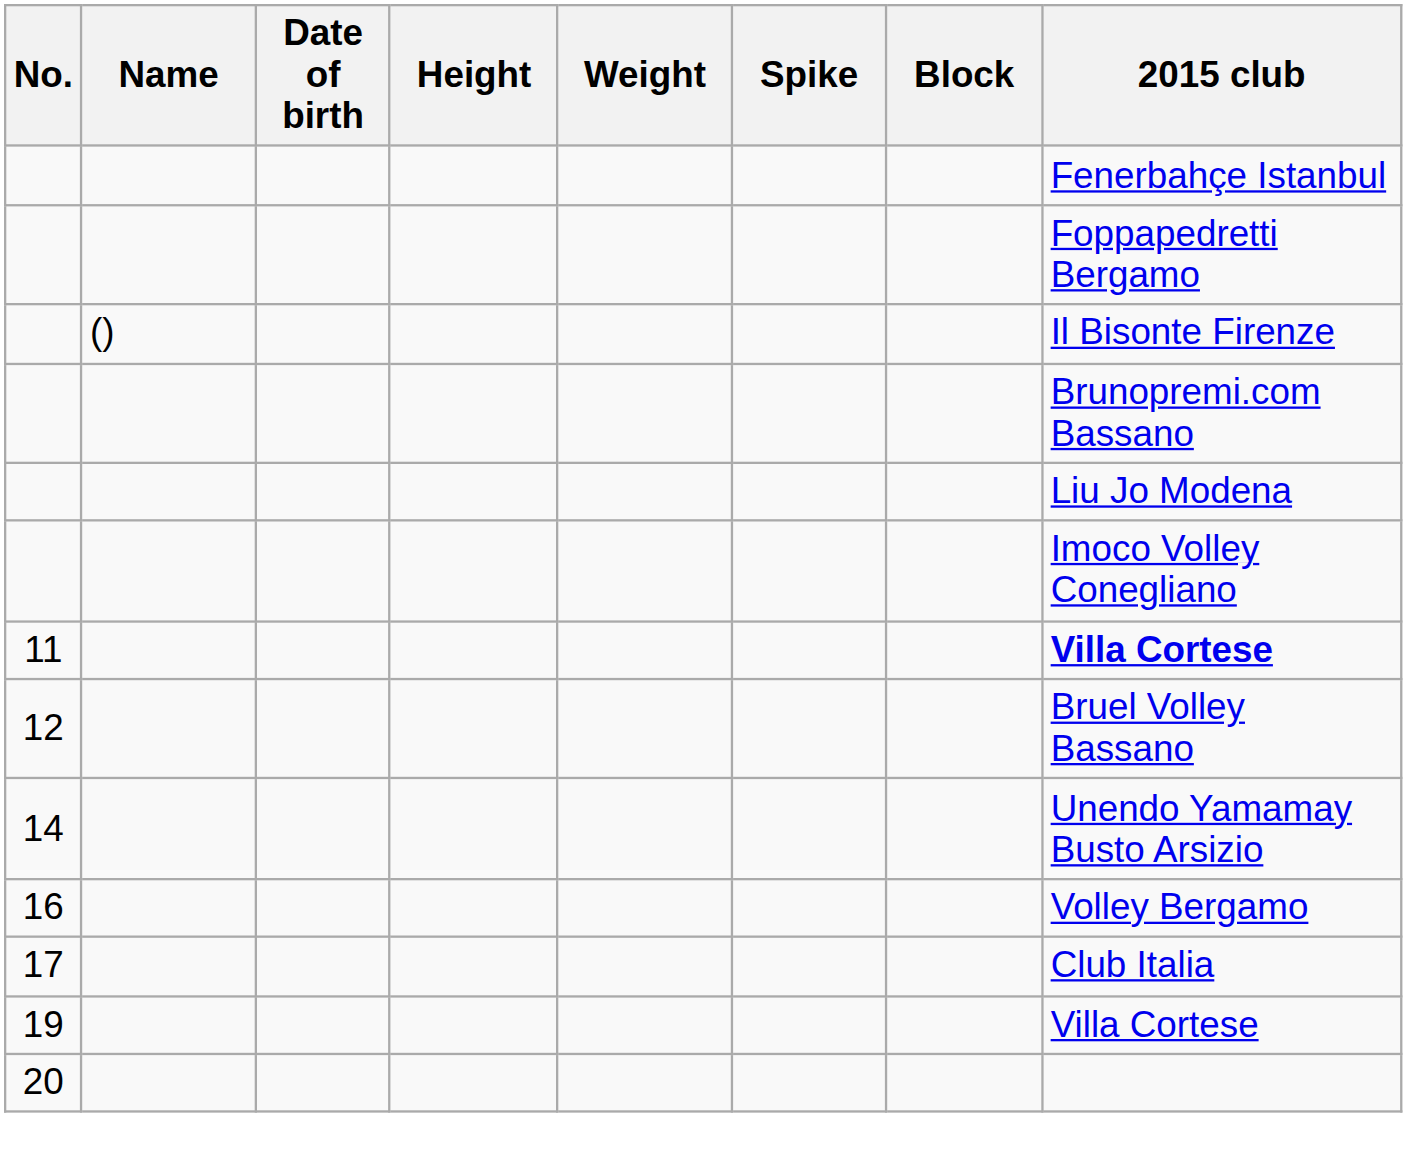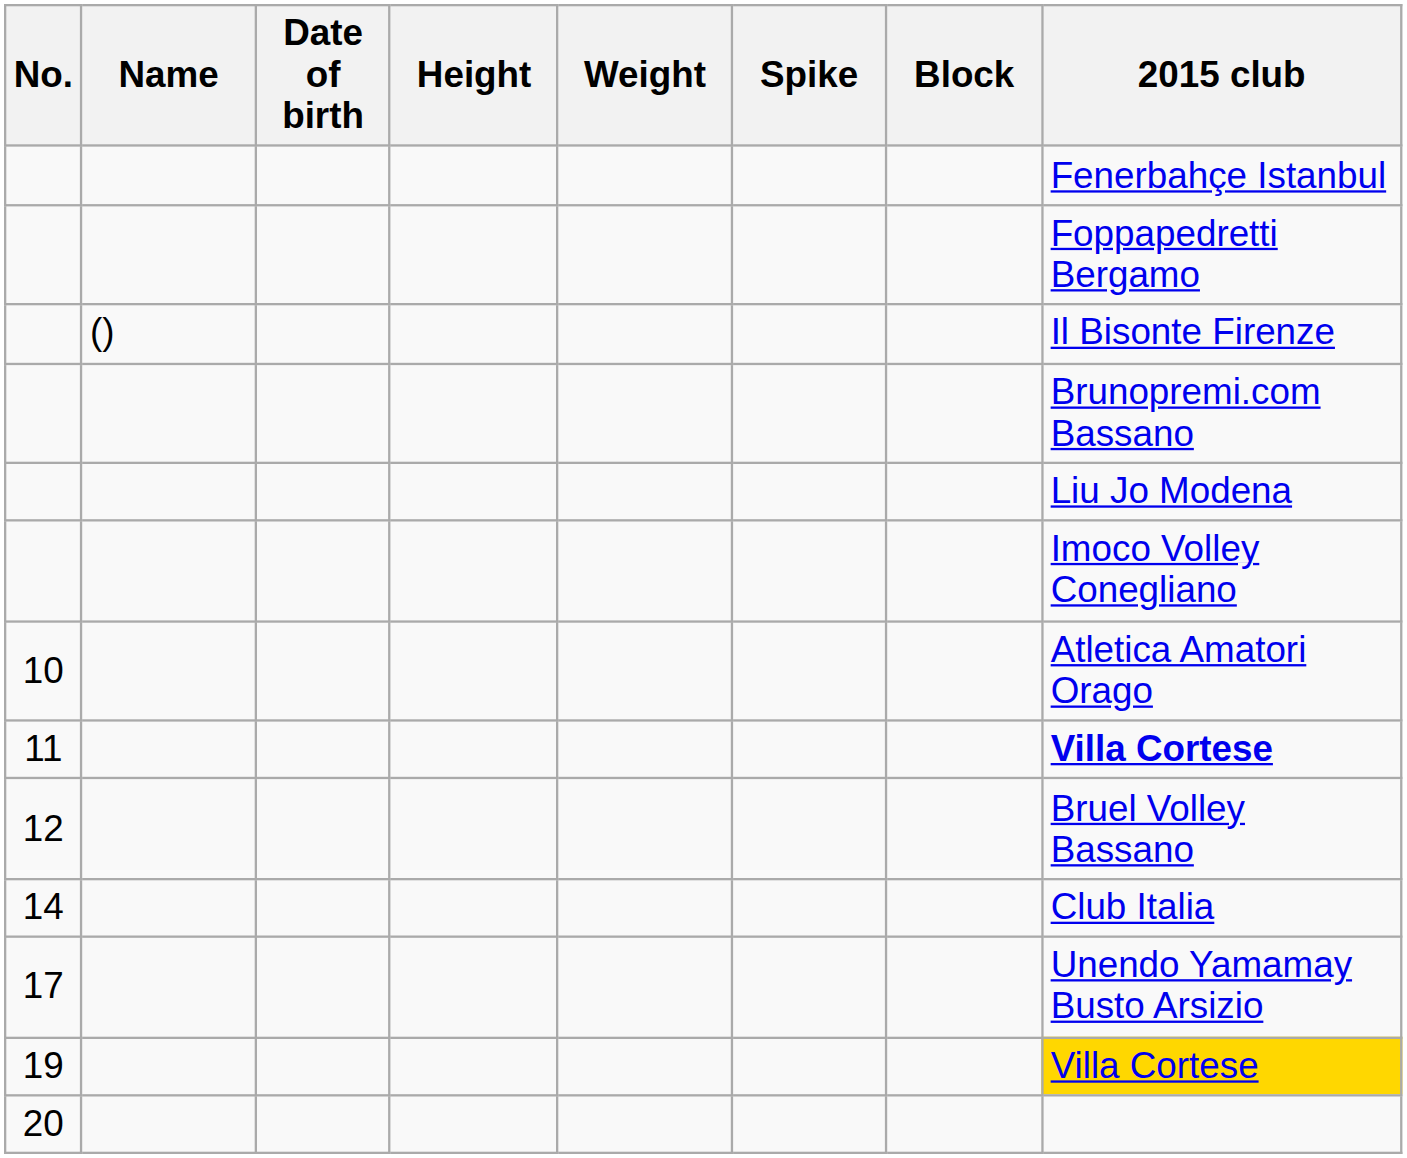+ row: (43, 669)
(1201, 828) Unendo Yamamay Busto Arsizio -> (1132, 907) Club Italia
- row: (43, 907)
(1132, 965) Club Italia -> (1201, 986) Unendo Yamamay Busto Arsizio
(1155, 1023) no background -> (1155, 1065) gold background
